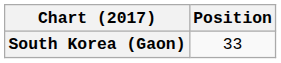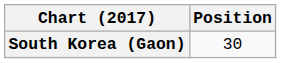(233, 45) 33 -> (233, 45) 30
